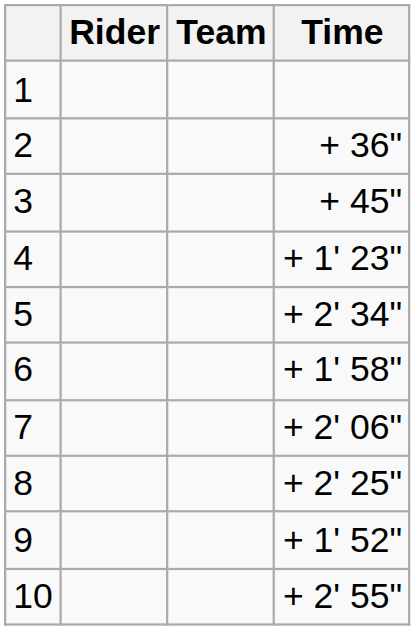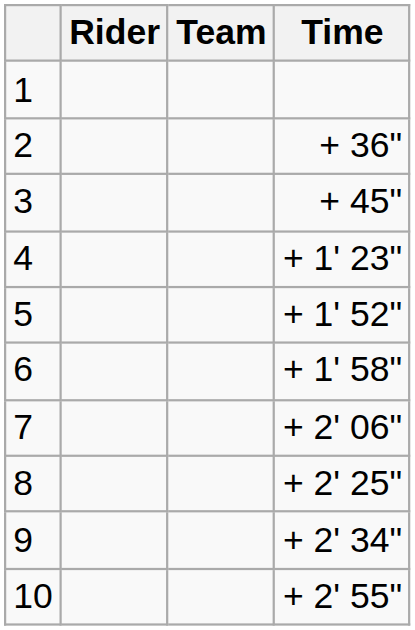(342, 314) + 2' 34" -> (342, 314) + 1' 52"
(342, 539) + 1' 52" -> (342, 539) + 2' 34"
